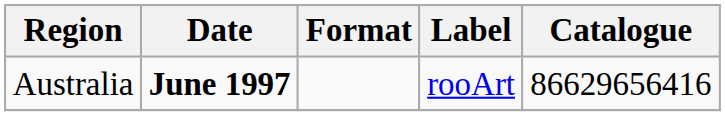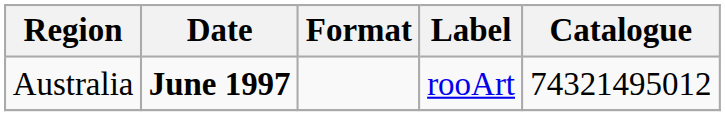(621, 82) 86629656416 -> (621, 82) 74321495012
